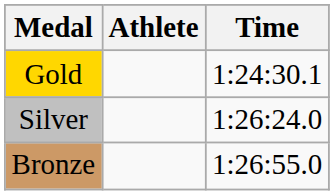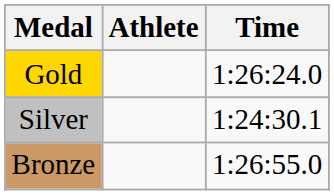(267, 73) 1:24:30.1 -> (267, 73) 1:26:24.0
(267, 119) 1:26:24.0 -> (267, 119) 1:24:30.1
